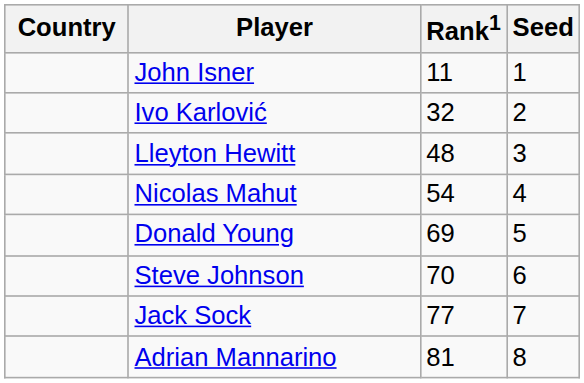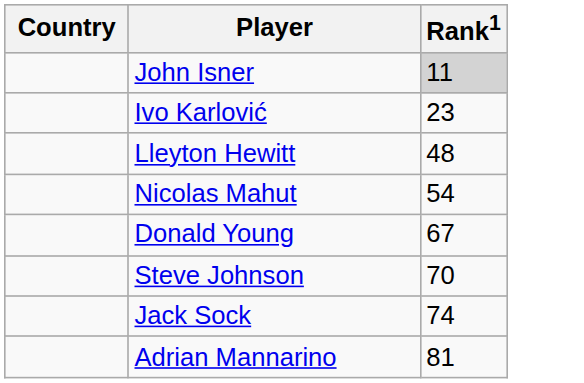- column: (543, 28)
(440, 72) no background -> (440, 72) lightgrey background
(441, 112) 32 -> (441, 112) 23
(441, 234) 69 -> (441, 234) 67
(441, 315) 77 -> (441, 315) 74
